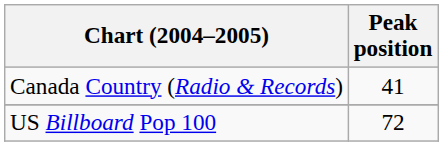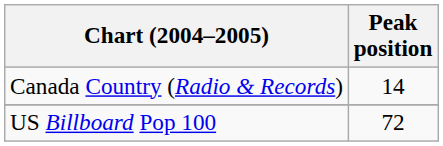(393, 85) 41 -> (393, 85) 14
